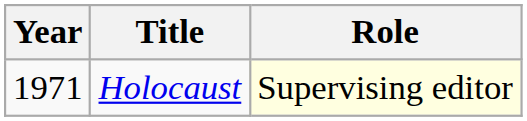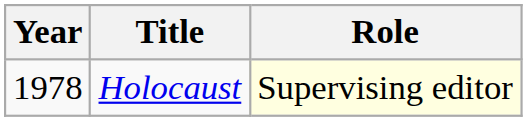(48, 87) 1971 -> (48, 87) 1978
